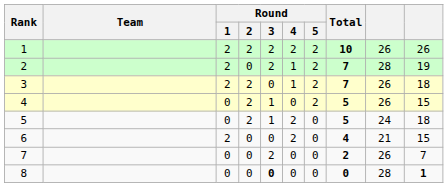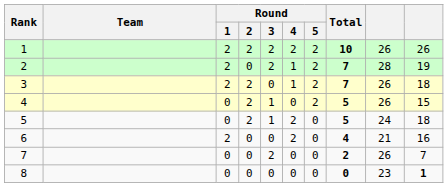(423, 138) 15 -> (423, 138) 16
(271, 173) bold -> (271, 173) normal
(385, 173) 28 -> (385, 173) 23
